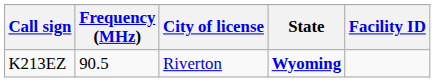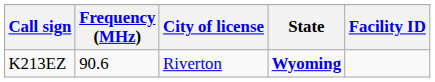(94, 63) 90.5 -> (94, 63) 90.6
